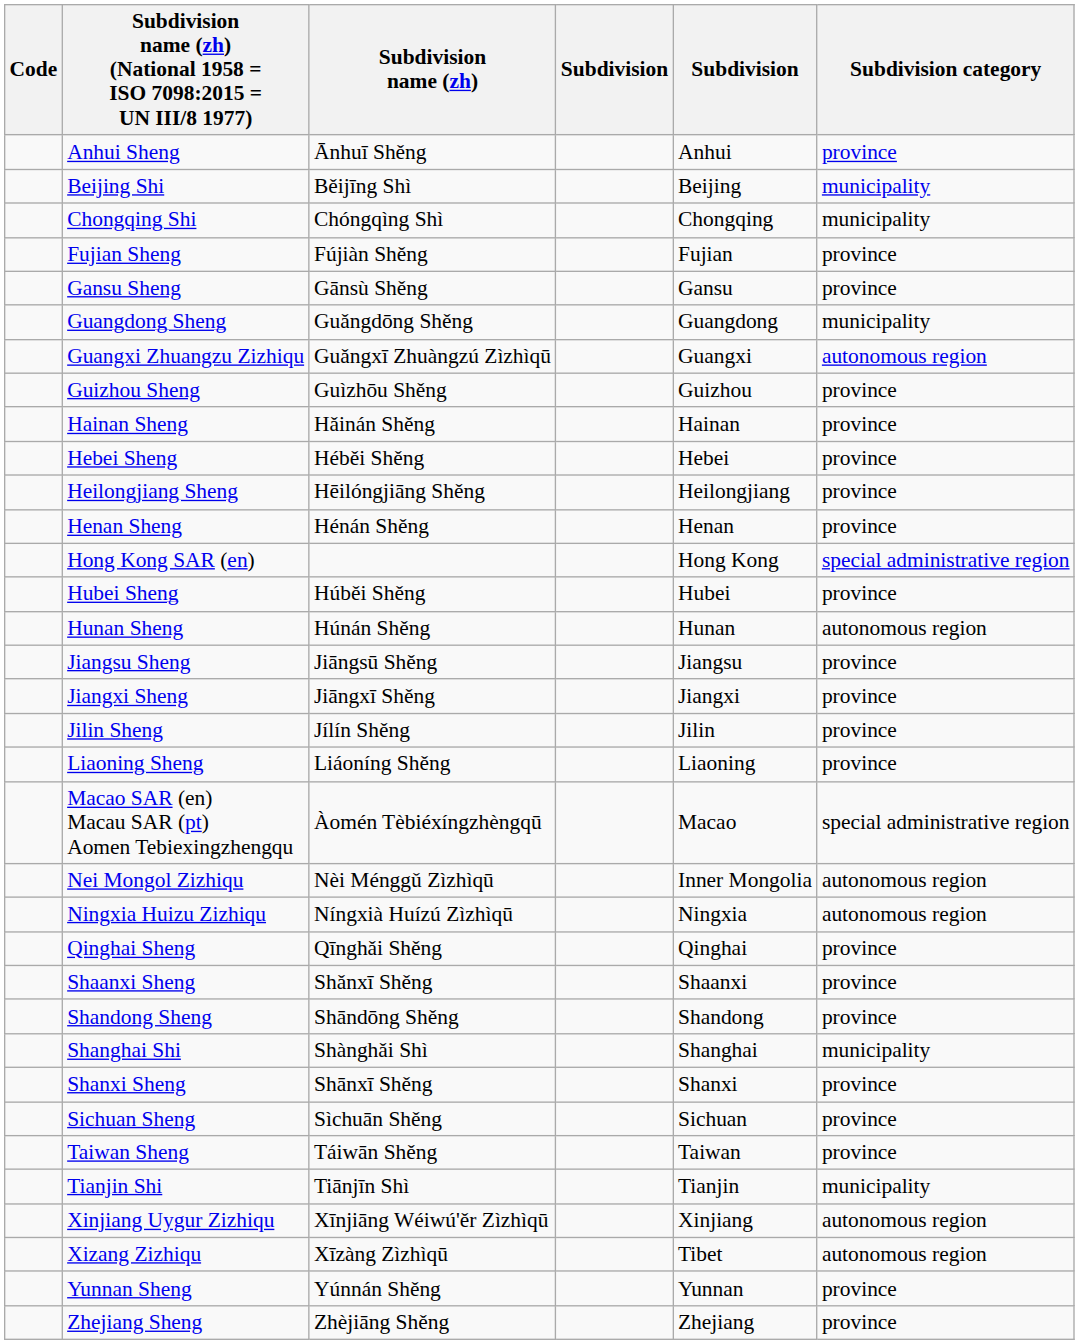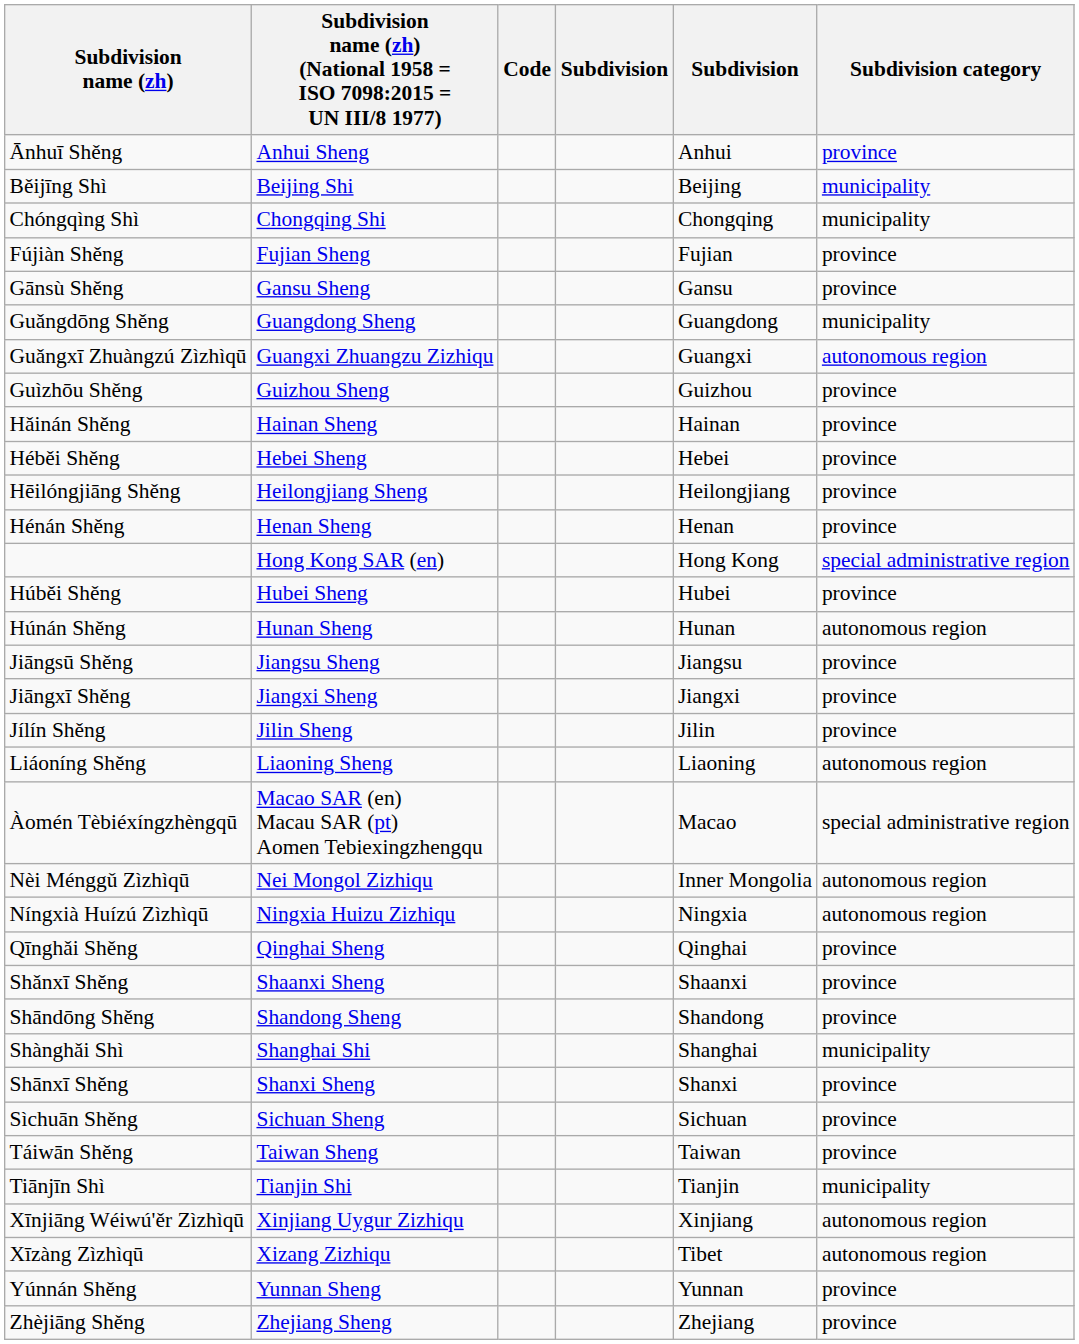columns swapped: (33, 69) <-> (432, 69)
(859, 764) province -> (904, 764) autonomous region
